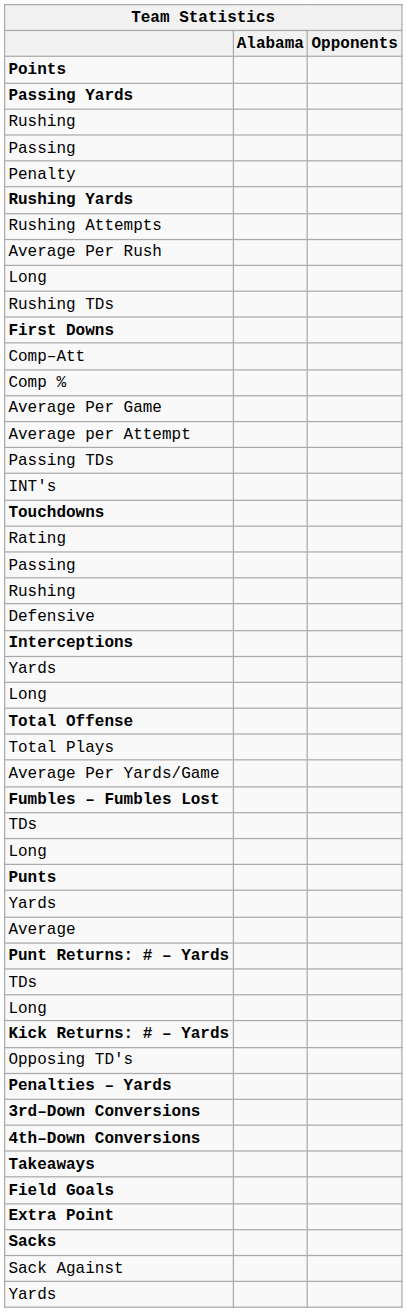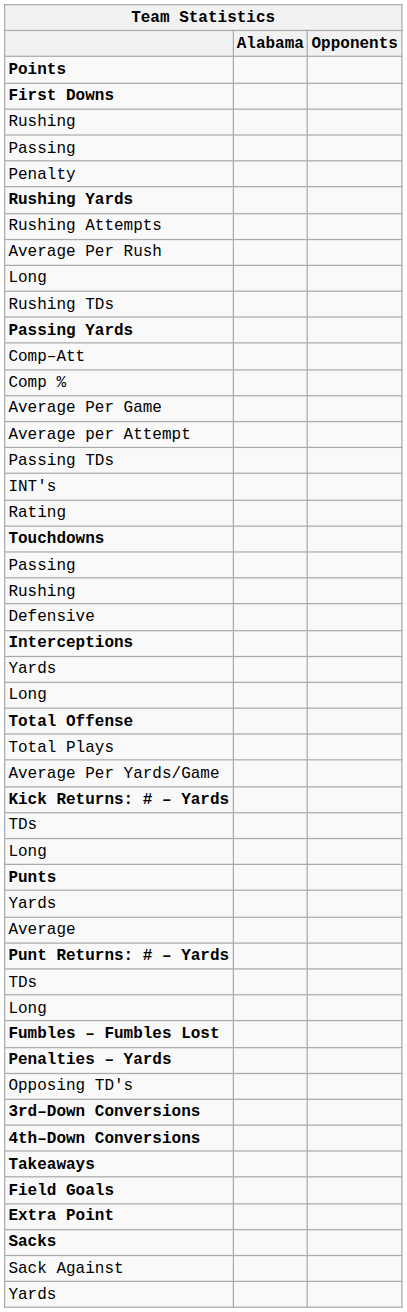rows swapped: (61, 330) <-> (71, 96)
rows swapped: (37, 539) <-> (56, 513)
rows swapped: (119, 1034) <-> (114, 799)
rows swapped: (71, 1060) <-> (90, 1086)
